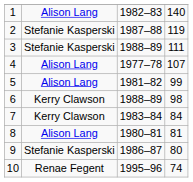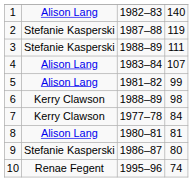(141, 64) 1977–78 -> (141, 64) 1983–84
(141, 116) 1983–84 -> (141, 116) 1977–78
